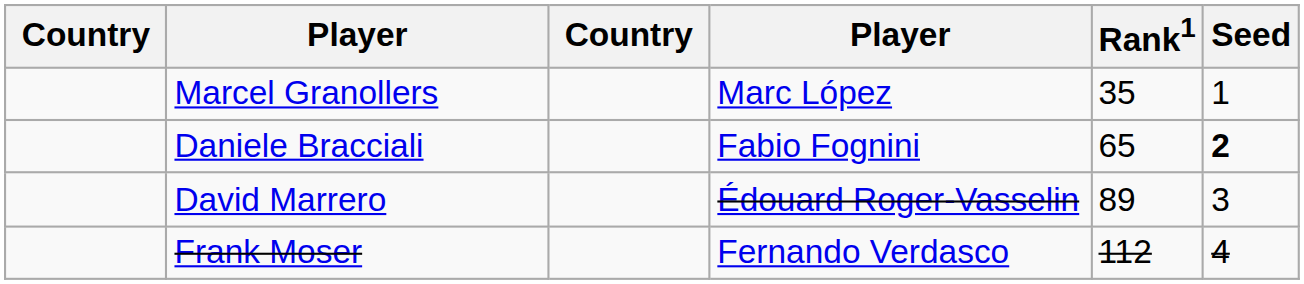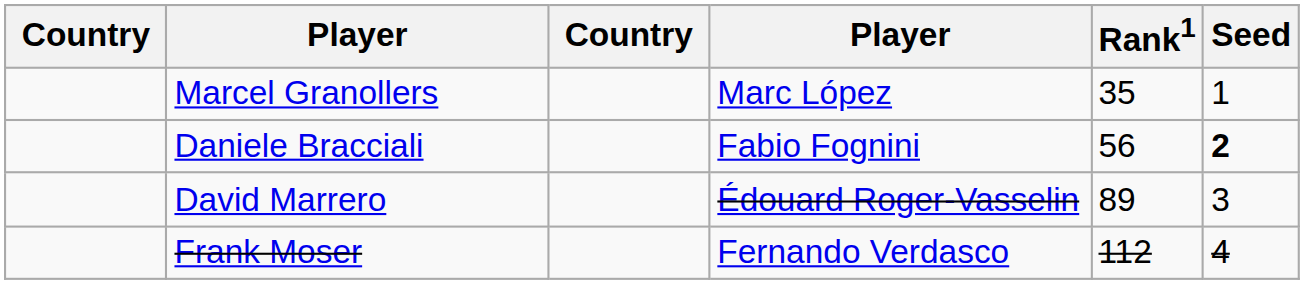(1117, 146) 65 -> (1117, 146) 56
